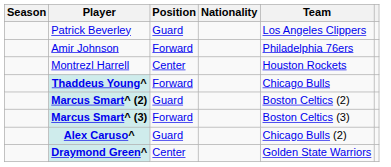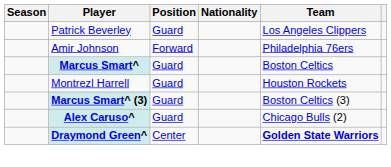+ row: (99, 65)
(169, 65) Center -> (168, 83) Guard
- row: (99, 83)
- row: (99, 100)
(173, 118) Forward -> (168, 100) Guard
(317, 153) normal -> (321, 135) bold
